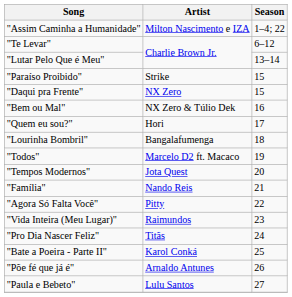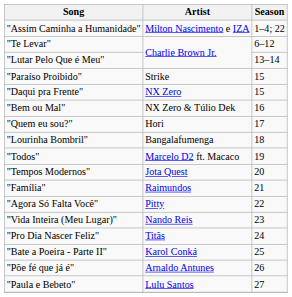(169, 188) Nando Reis -> (168, 188) Raimundos
(168, 220) Raimundos -> (169, 220) Nando Reis
